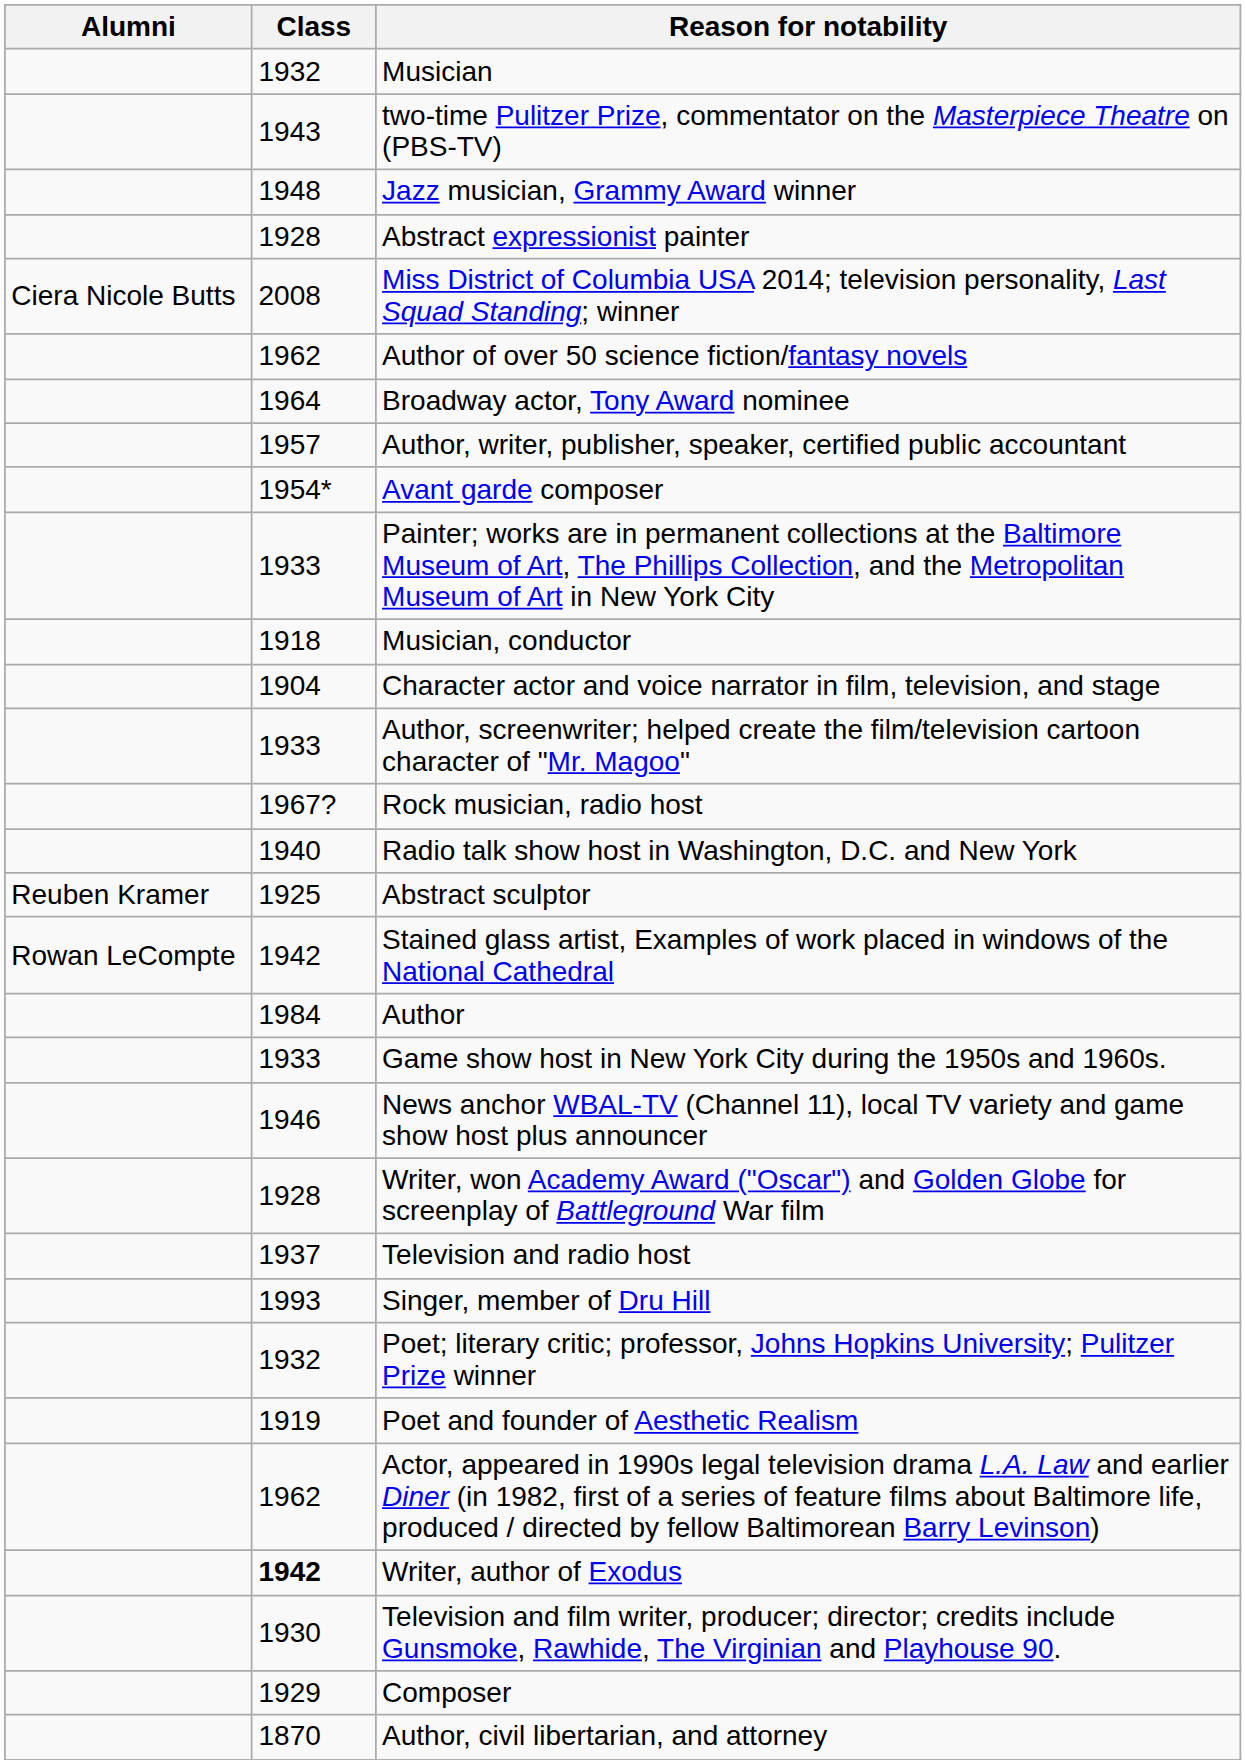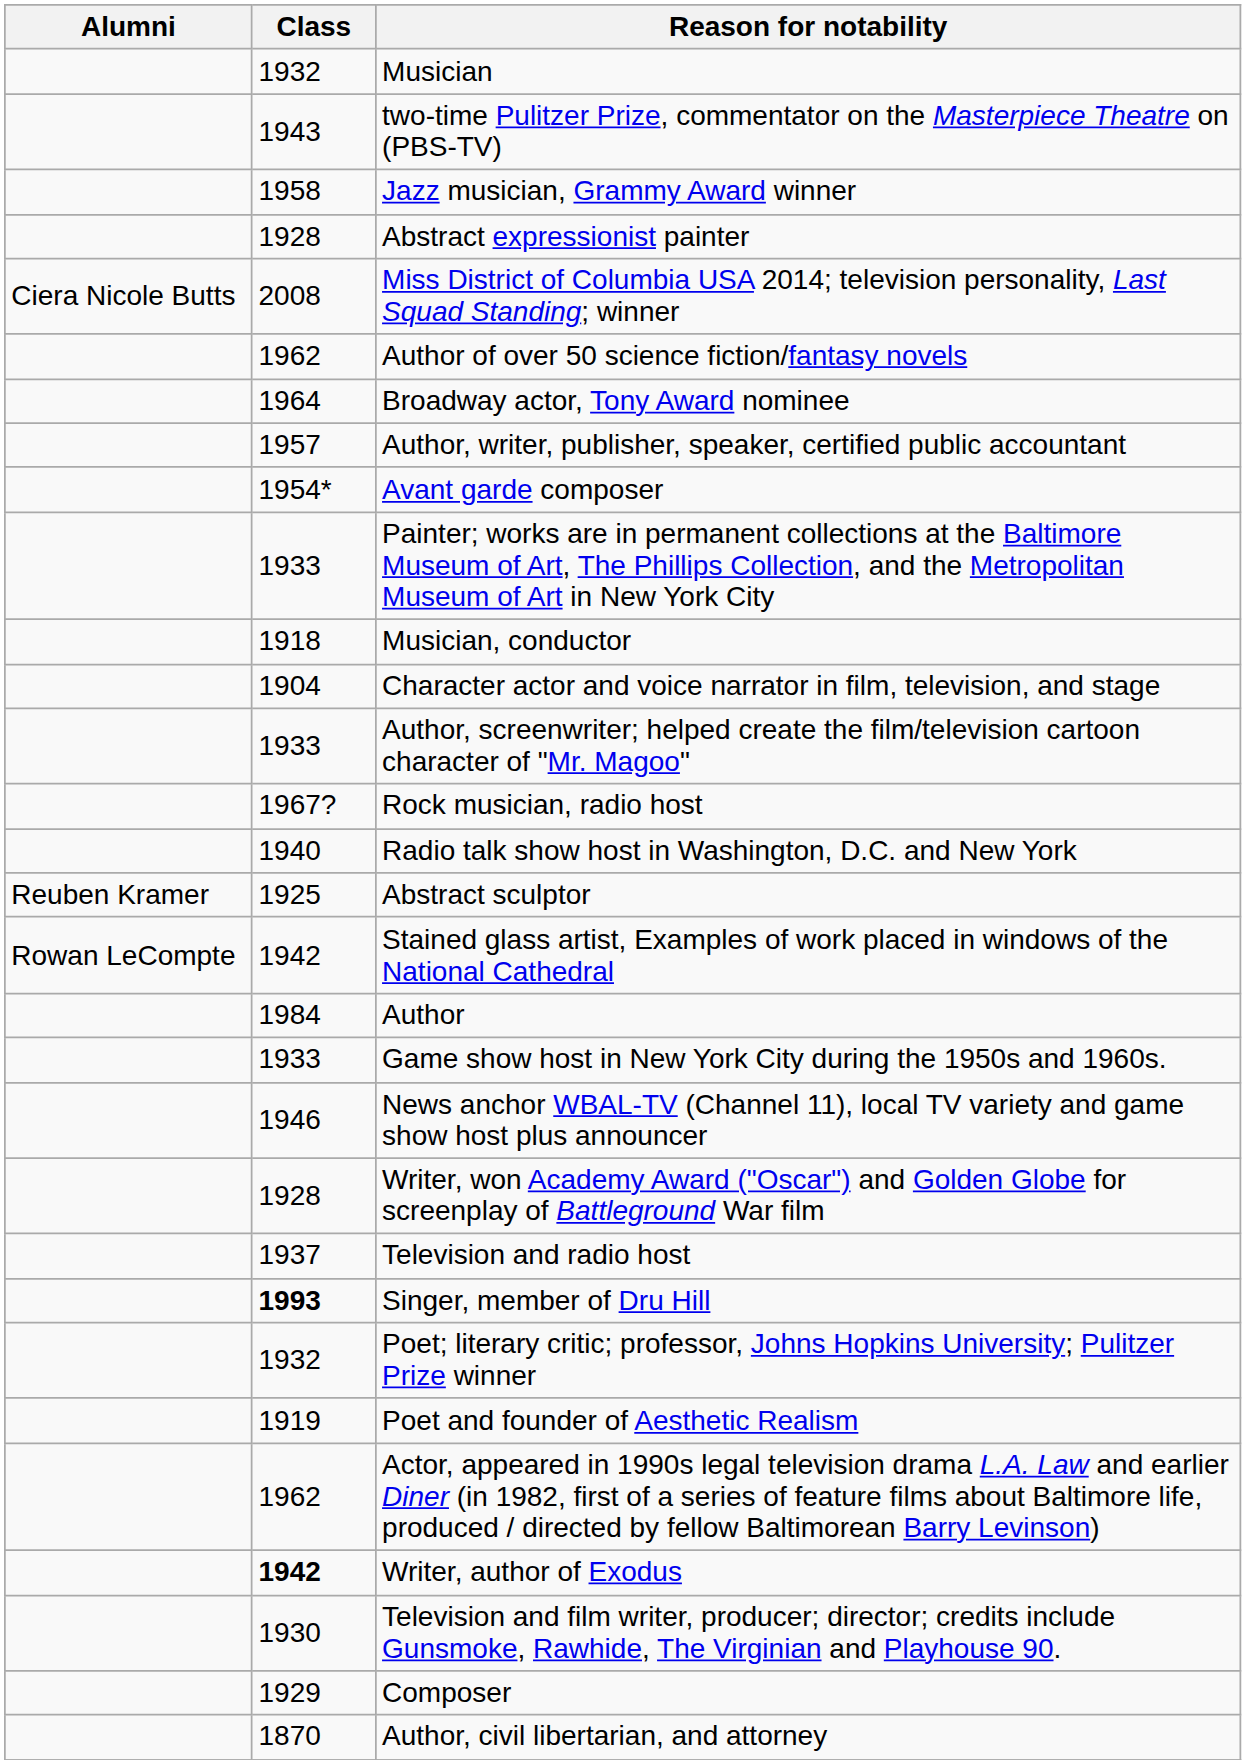(290, 191) 1948 -> (290, 191) 1958
(290, 1300) normal -> (290, 1300) bold
